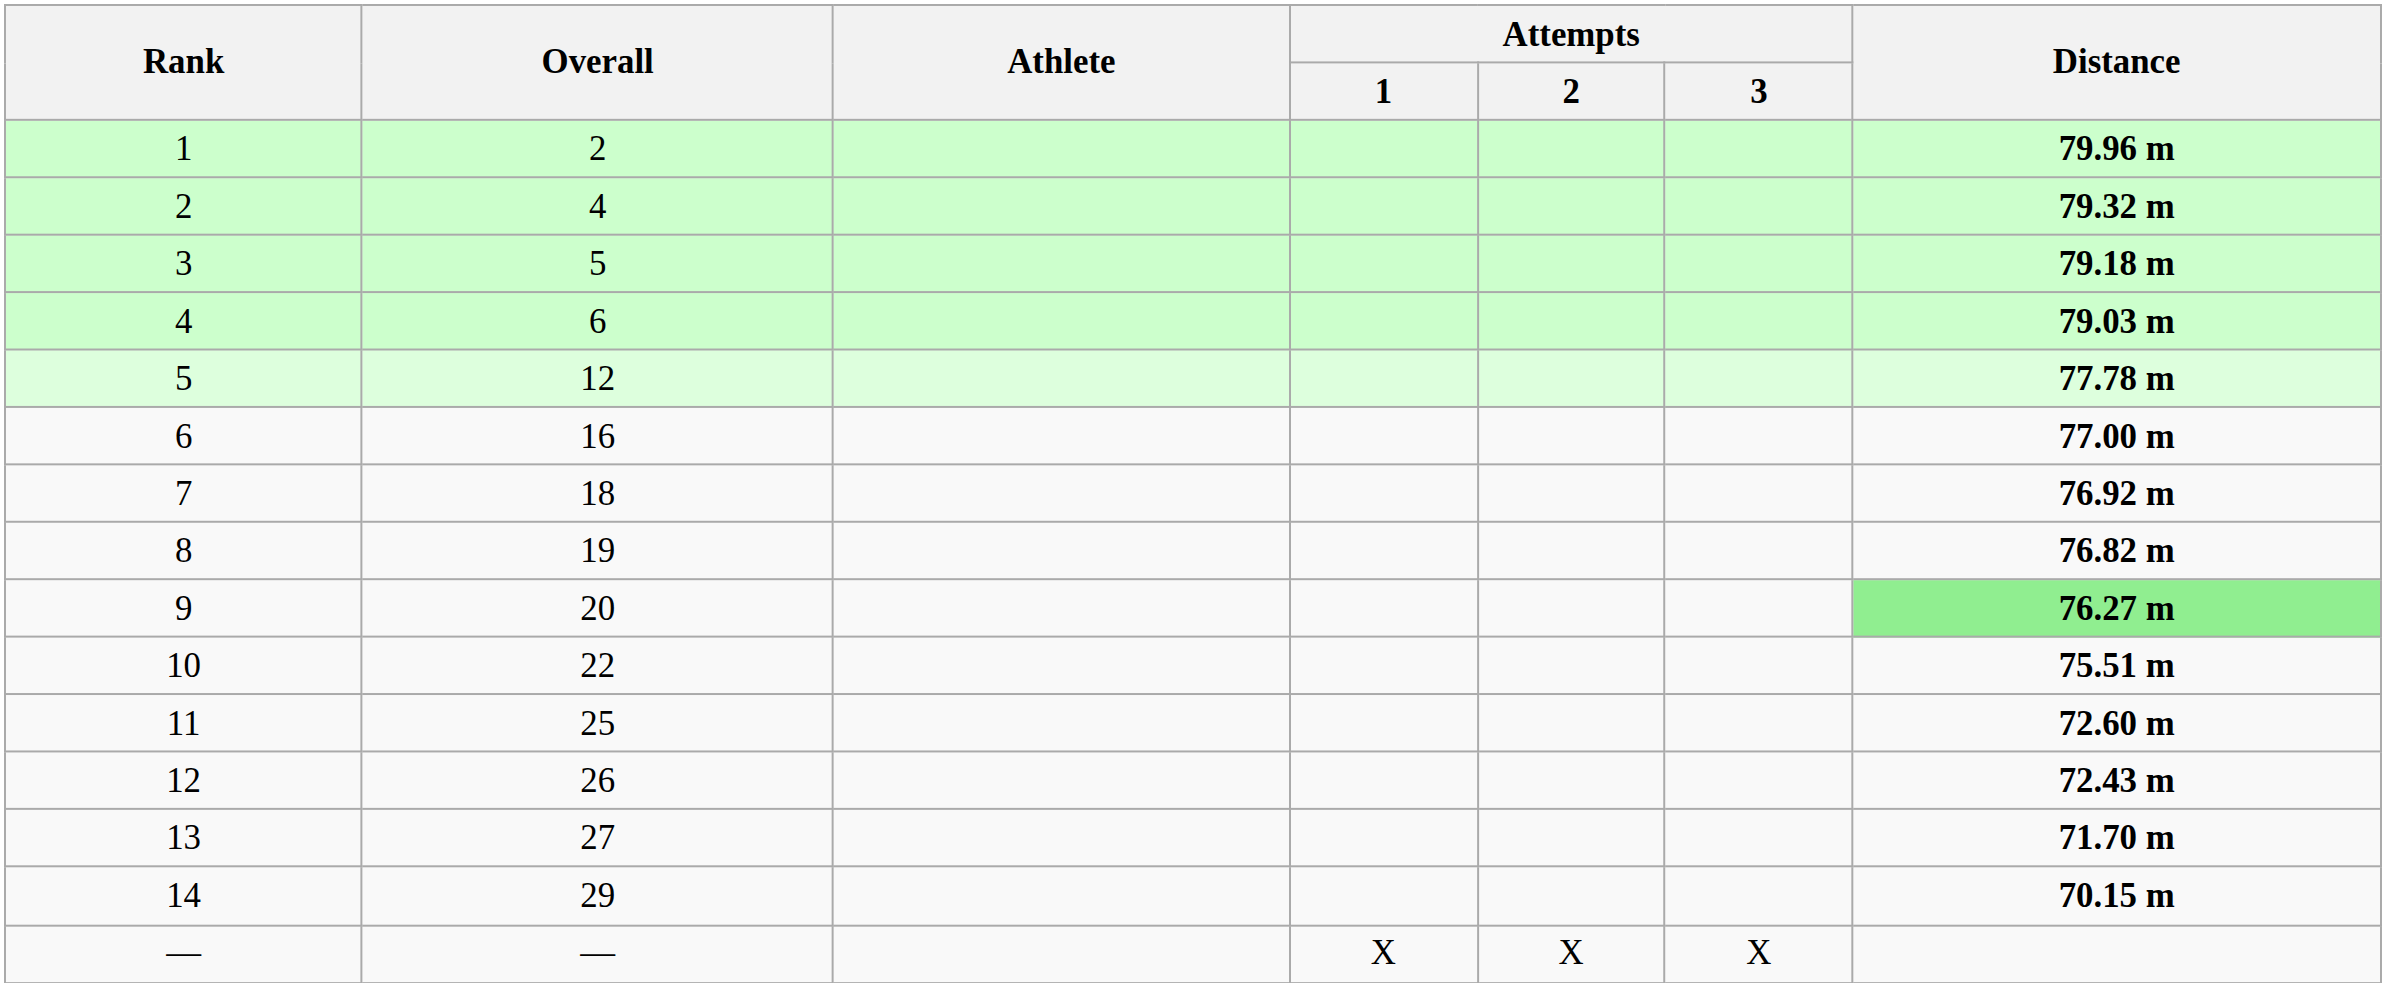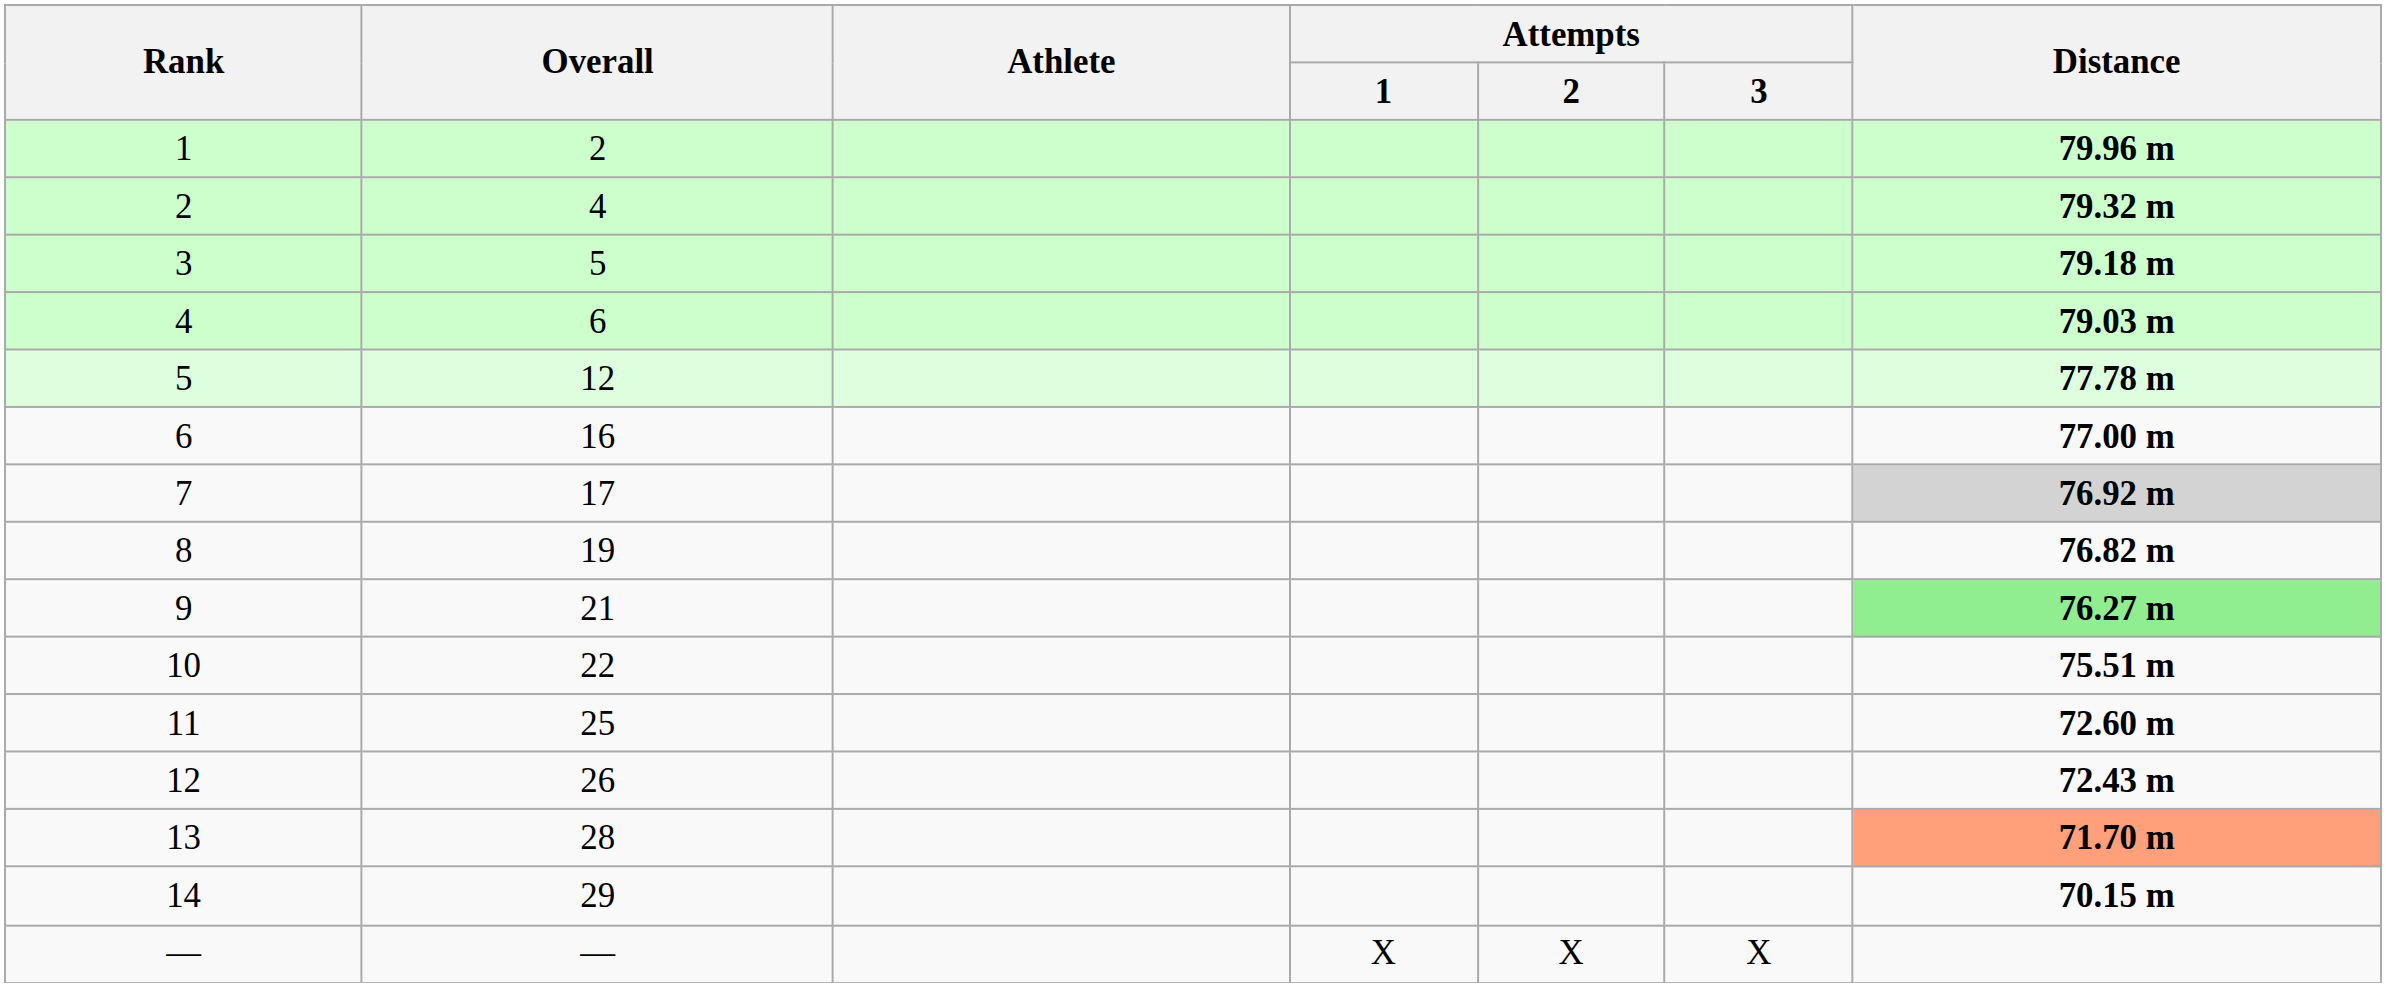(598, 492) 18 -> (598, 492) 17
(2117, 492) no background -> (2117, 492) lightgrey background
(598, 607) 20 -> (598, 607) 21
(598, 837) 27 -> (598, 837) 28
(2117, 837) no background -> (2117, 837) lightsalmon background
